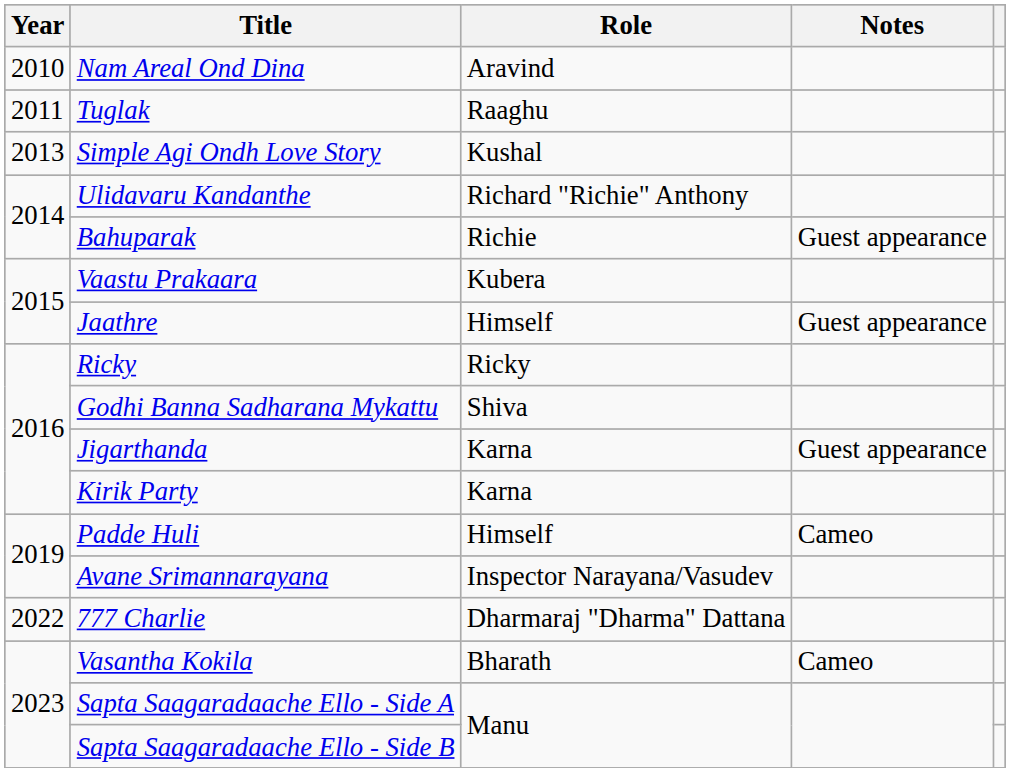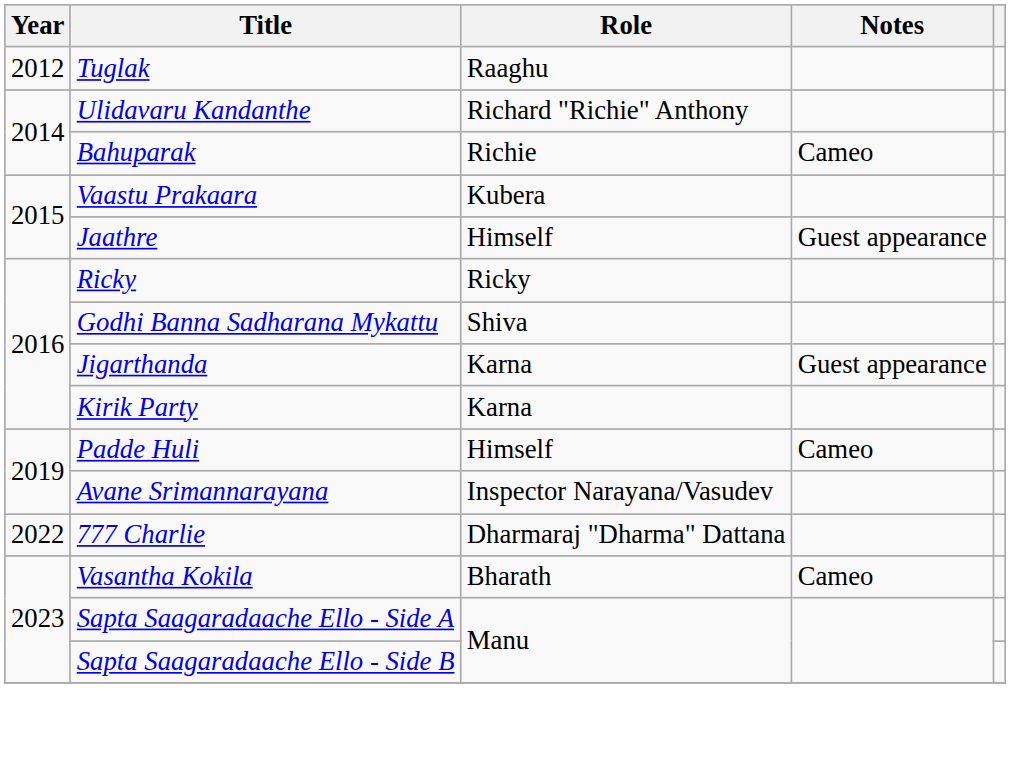- row: (191, 68)
(37, 110) 2011 -> (38, 68) 2012
- row: (229, 152)
(892, 237) Guest appearance -> (836, 152) Cameo
